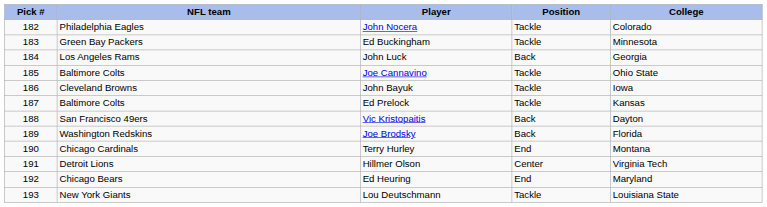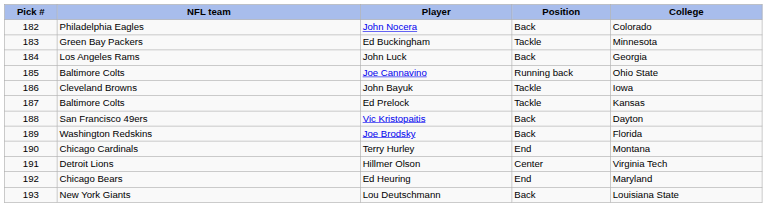(528, 27) Tackle -> (525, 27) Back
(528, 73) Tackle -> (544, 73) Running back
(528, 194) Tackle -> (525, 194) Back
